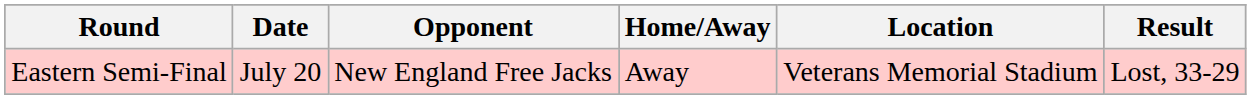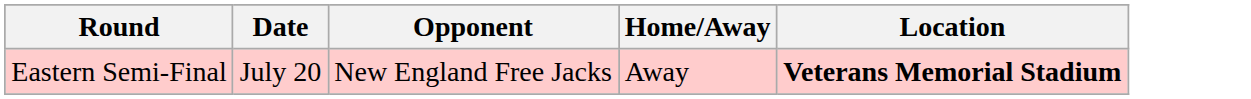- column: (1175, 26)
(940, 71) normal -> (952, 71) bold
